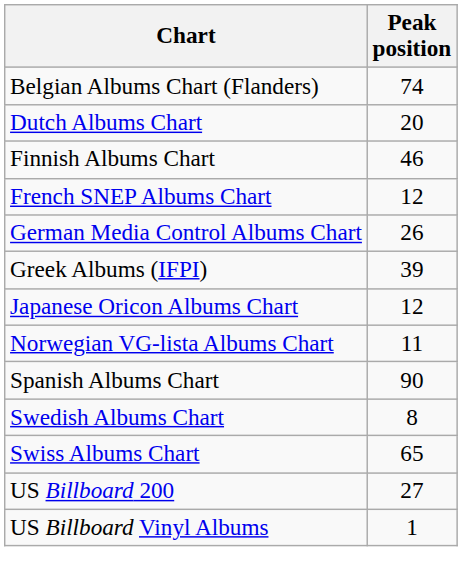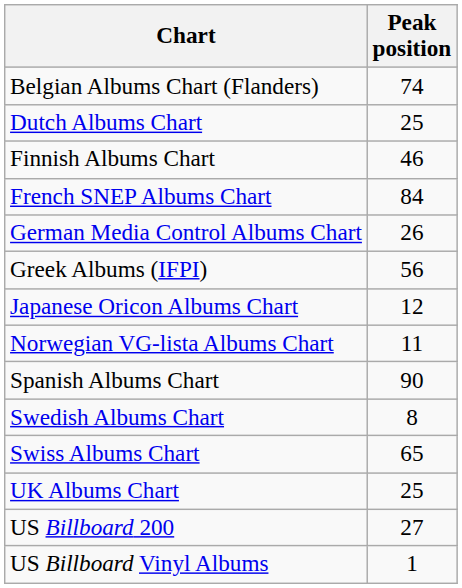(412, 122) 20 -> (412, 122) 25
(412, 196) 12 -> (412, 196) 84
(412, 269) 39 -> (412, 269) 56
+ row: (95, 490)
